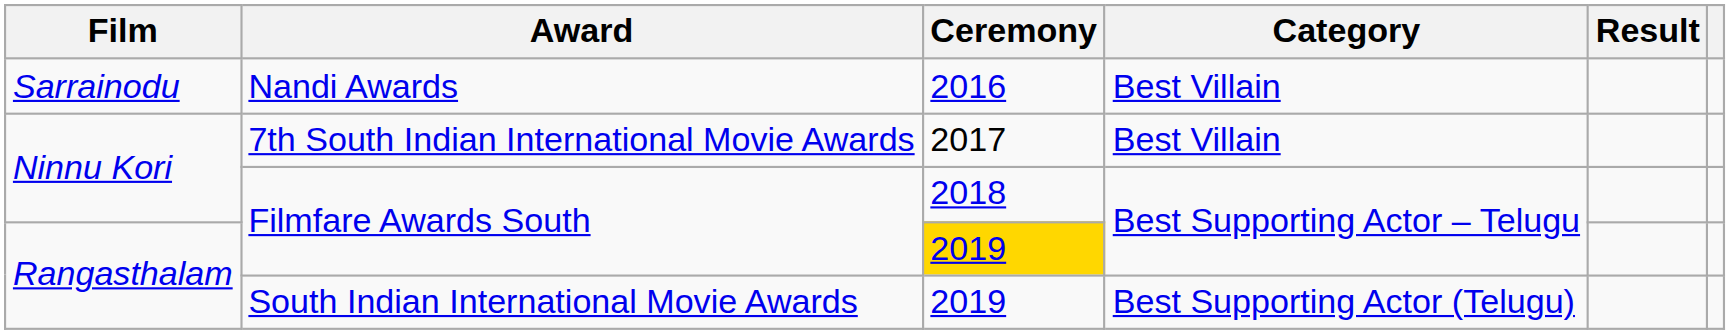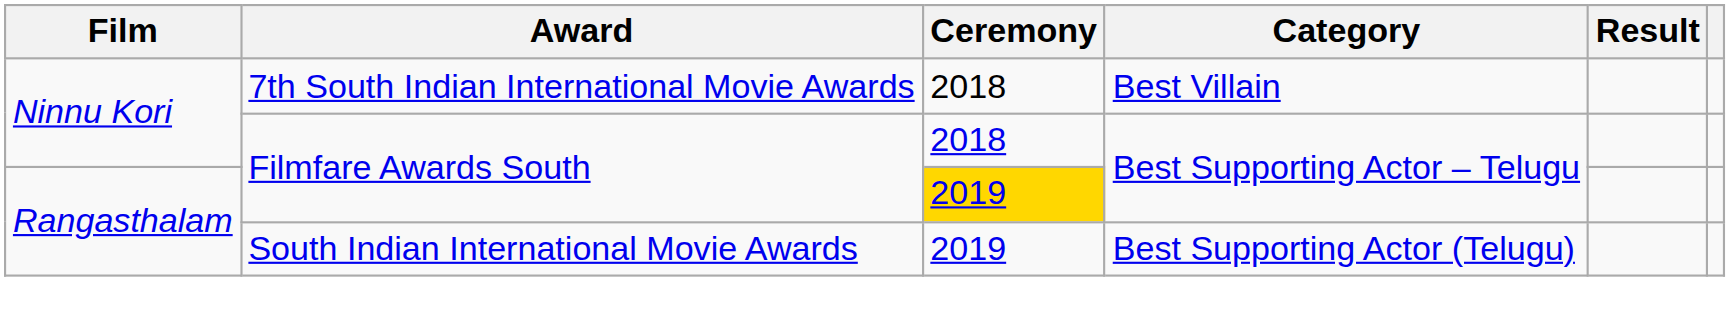- row: (96, 85)
(968, 139) 2017 -> (968, 85) 2018
